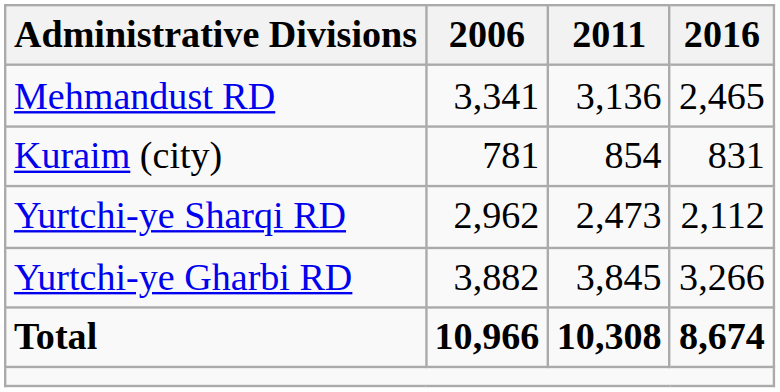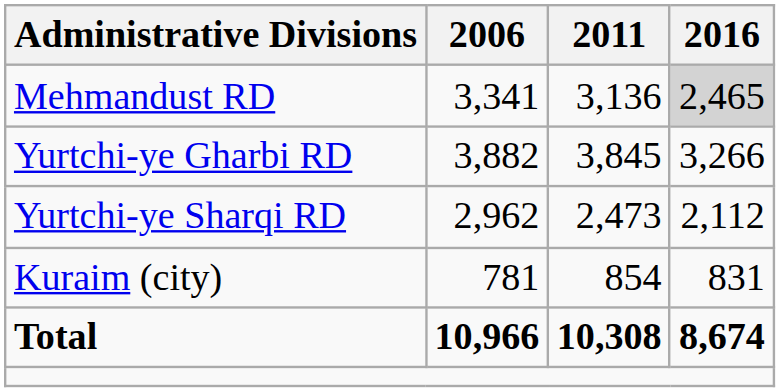(722, 95) no background -> (722, 95) lightgrey background
rows swapped: (183, 276) <-> (118, 155)
